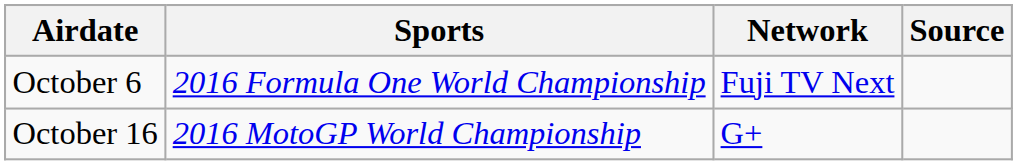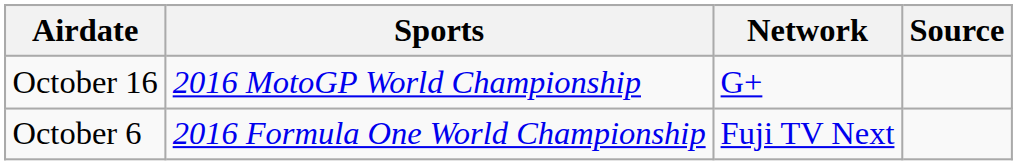rows swapped: (77, 81) <-> (85, 133)
